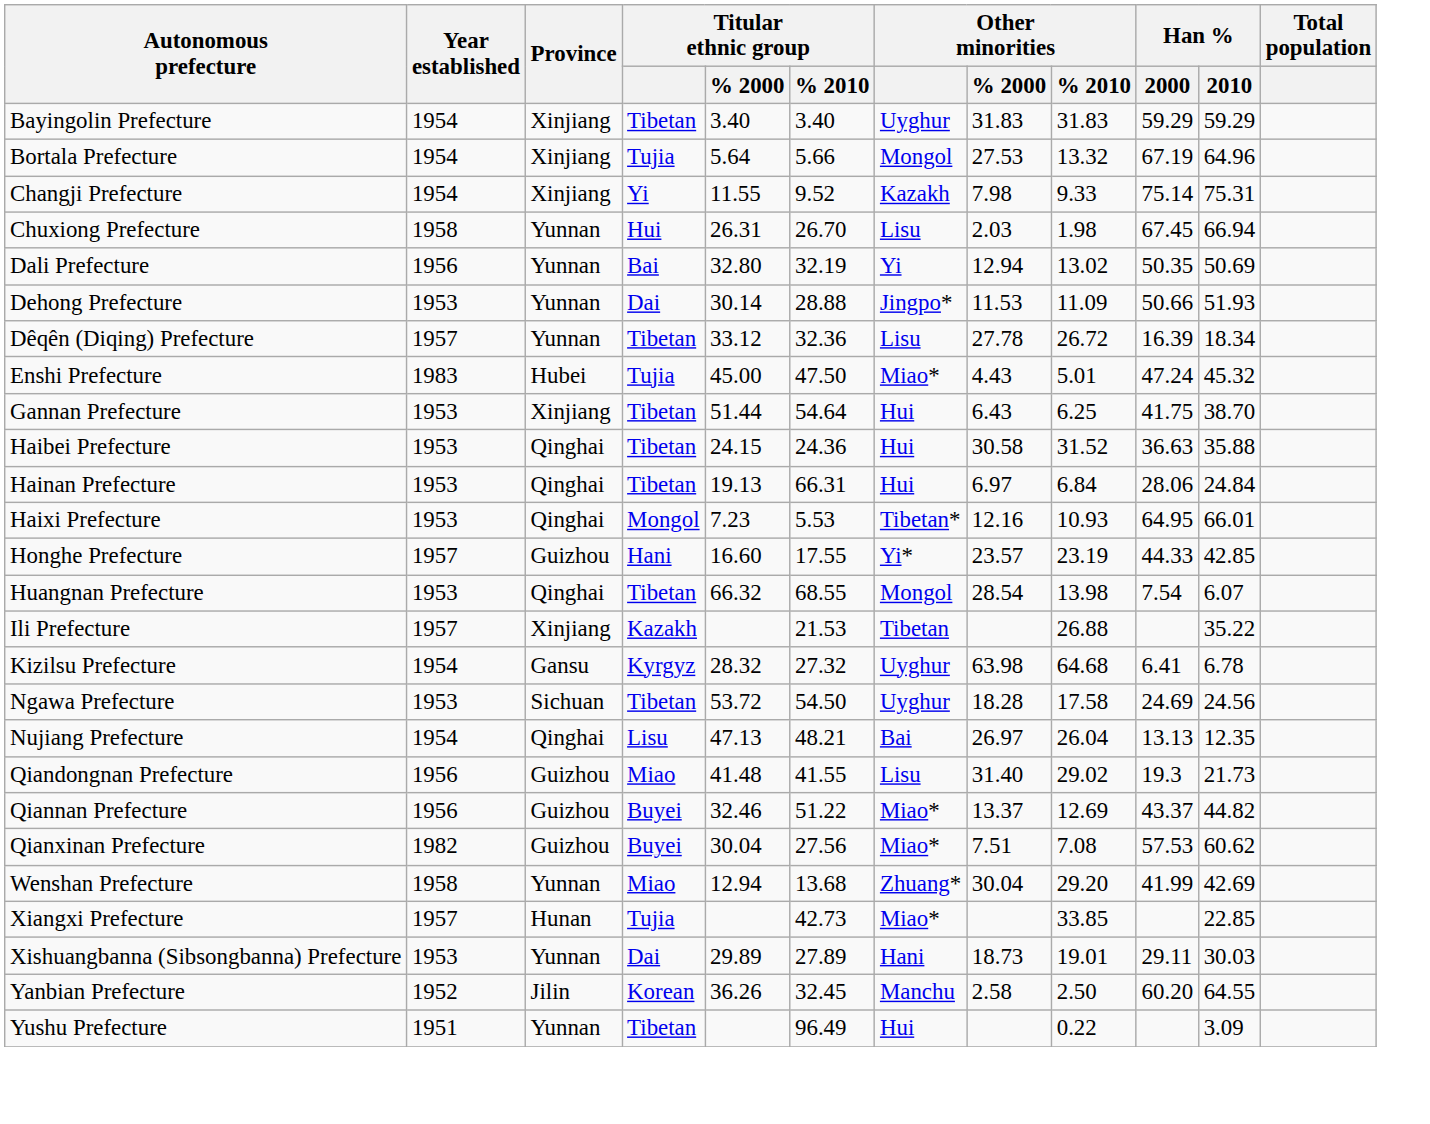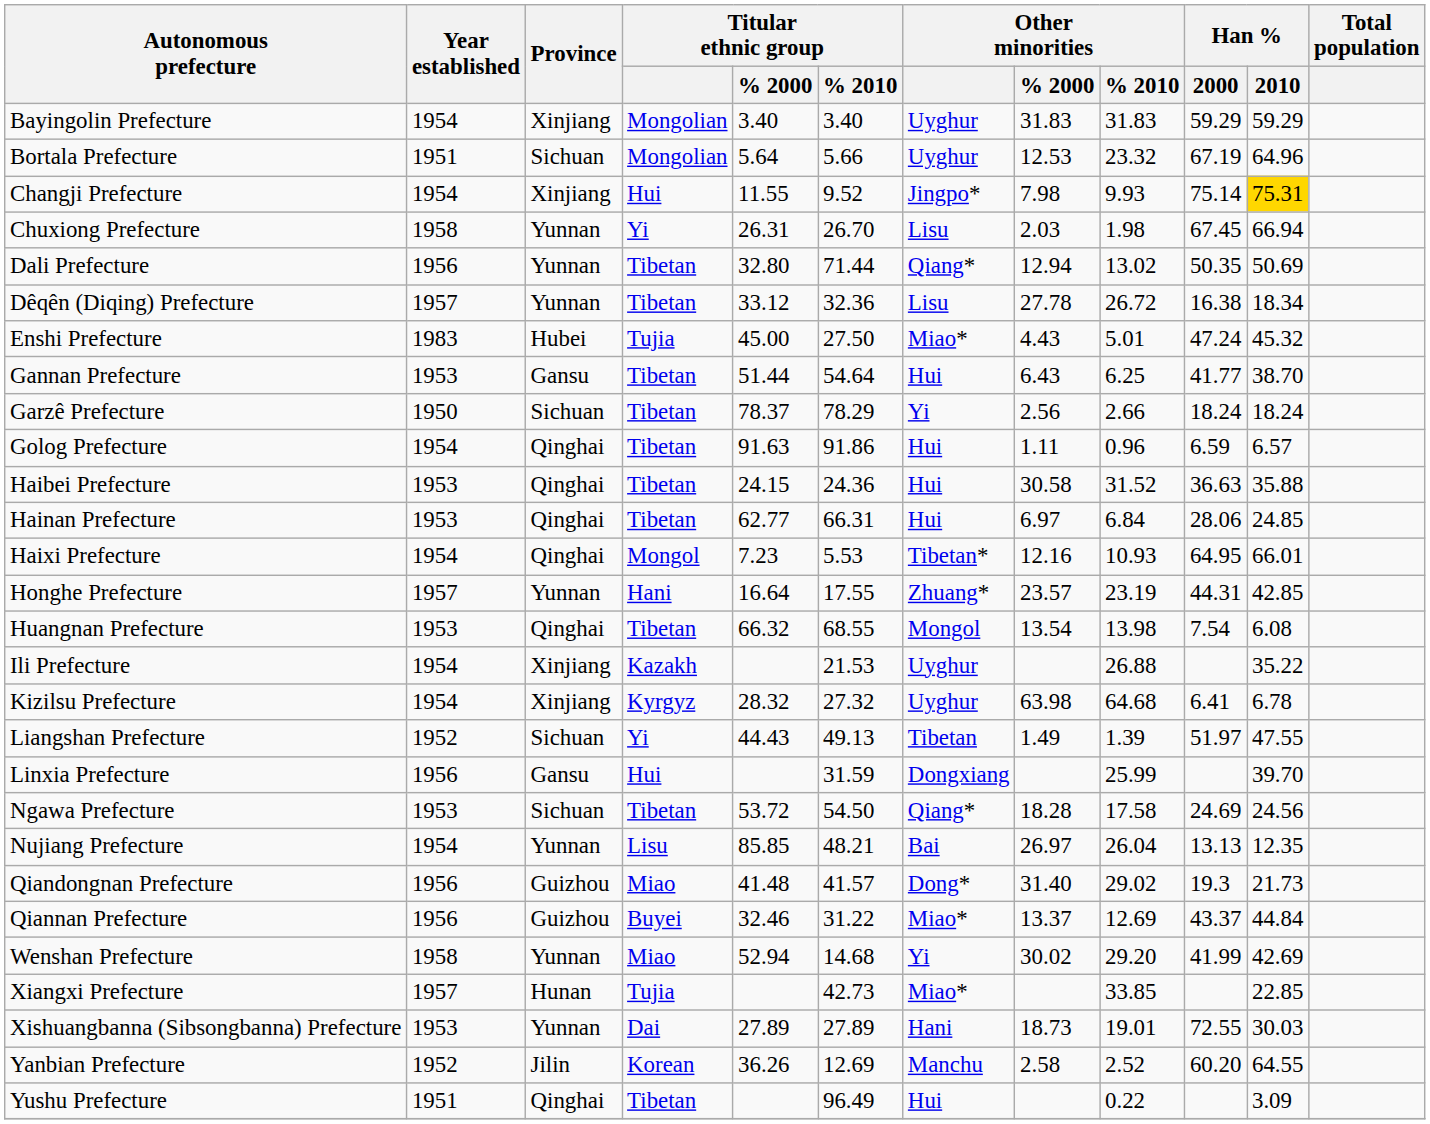(662, 120) Tibetan -> (677, 120) Mongolian
(435, 157) 1954 -> (435, 157) 1951
(571, 157) Xinjiang -> (567, 157) Sichuan
(651, 157) Tujia -> (677, 157) Mongolian
(916, 157) Mongol -> (943, 157) Uyghur
(998, 157) 27.53 -> (1046, 157) 12.53
(1082, 157) 13.32 -> (1131, 157) 23.32
(638, 193) Yi -> (644, 193) Hui
(915, 193) Kazakh -> (944, 193) Jingpo*
(1077, 193) 9.33 -> (1125, 193) 9.93
(1229, 193) no background -> (1278, 193) gold background
(644, 229) Hui -> (638, 229) Yi
(643, 266) Bai -> (662, 266) Tibetan
(821, 266) 32.19 -> (849, 266) 71.44
(891, 266) Yi -> (942, 266) Qiang*
- row: (96, 302)
(1167, 338) 16.39 -> (1216, 302) 16.38
(821, 374) 47.50 -> (849, 338) 27.50
(571, 411) Xinjiang -> (560, 374) Gansu
(1167, 411) 41.75 -> (1216, 374) 41.77
+ row: (87, 411)
+ row: (88, 447)
(736, 483) 19.13 -> (764, 520) 62.77
(1229, 483) 24.84 -> (1278, 520) 24.85
(435, 520) 1953 -> (435, 556) 1954
(570, 556) Guizhou -> (566, 592) Yunnan
(736, 556) 16.60 -> (764, 592) 16.64
(896, 556) Yi* -> (949, 592) Zhuang*
(1167, 556) 44.33 -> (1216, 592) 44.31
(998, 592) 28.54 -> (1046, 628) 13.54
(1224, 592) 6.07 -> (1272, 628) 6.08
(435, 628) 1957 -> (435, 665) 1954
(914, 628) Tibetan -> (943, 665) Uyghur
(560, 665) Gansu -> (571, 701) Xinjiang
+ row: (108, 737)
+ row: (90, 774)
(915, 701) Uyghur -> (942, 810) Qiang*
(567, 737) Qinghai -> (566, 846) Yunnan
(736, 737) 47.13 -> (764, 846) 85.85
(821, 774) 41.55 -> (849, 882) 41.57
(900, 774) Lisu -> (939, 882) Dong*
(821, 810) 51.22 -> (849, 919) 31.22
(1229, 810) 44.82 -> (1278, 919) 44.84
- row: (108, 846)
(736, 882) 12.94 -> (764, 955) 52.94
(821, 882) 13.68 -> (849, 955) 14.68
(921, 882) Zhuang* -> (919, 955) Yi
(998, 882) 30.04 -> (1046, 955) 30.02
(736, 955) 29.89 -> (764, 1028) 27.89
(1167, 955) 29.11 -> (1216, 1028) 72.55
(821, 991) 32.45 -> (849, 1064) 12.69
(1077, 991) 2.50 -> (1125, 1064) 2.52
(566, 1028) Yunnan -> (567, 1100) Qinghai
